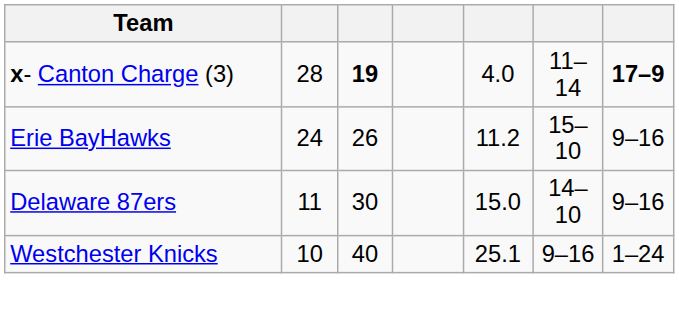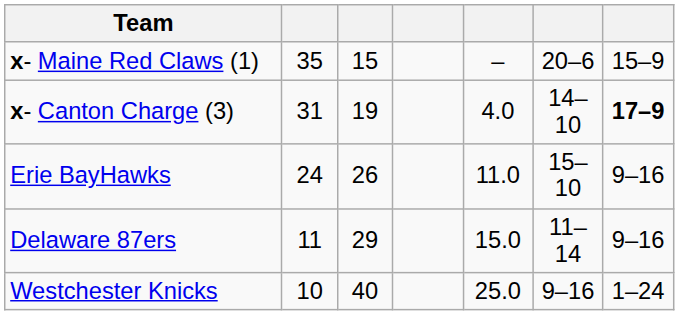+ row: (135, 60)
(310, 74) 28 -> (310, 111) 31
(365, 74) bold -> (365, 111) normal
(568, 74) 11–14 -> (568, 111) 14–10
(498, 138) 11.2 -> (498, 175) 11.0
(365, 202) 30 -> (365, 240) 29
(568, 202) 14–10 -> (568, 240) 11–14
(498, 253) 25.1 -> (498, 290) 25.0
